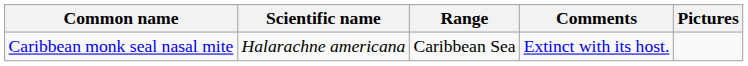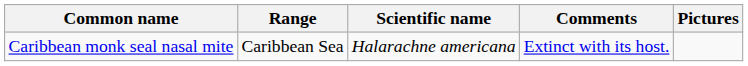columns swapped: (323, 18) <-> (464, 18)
